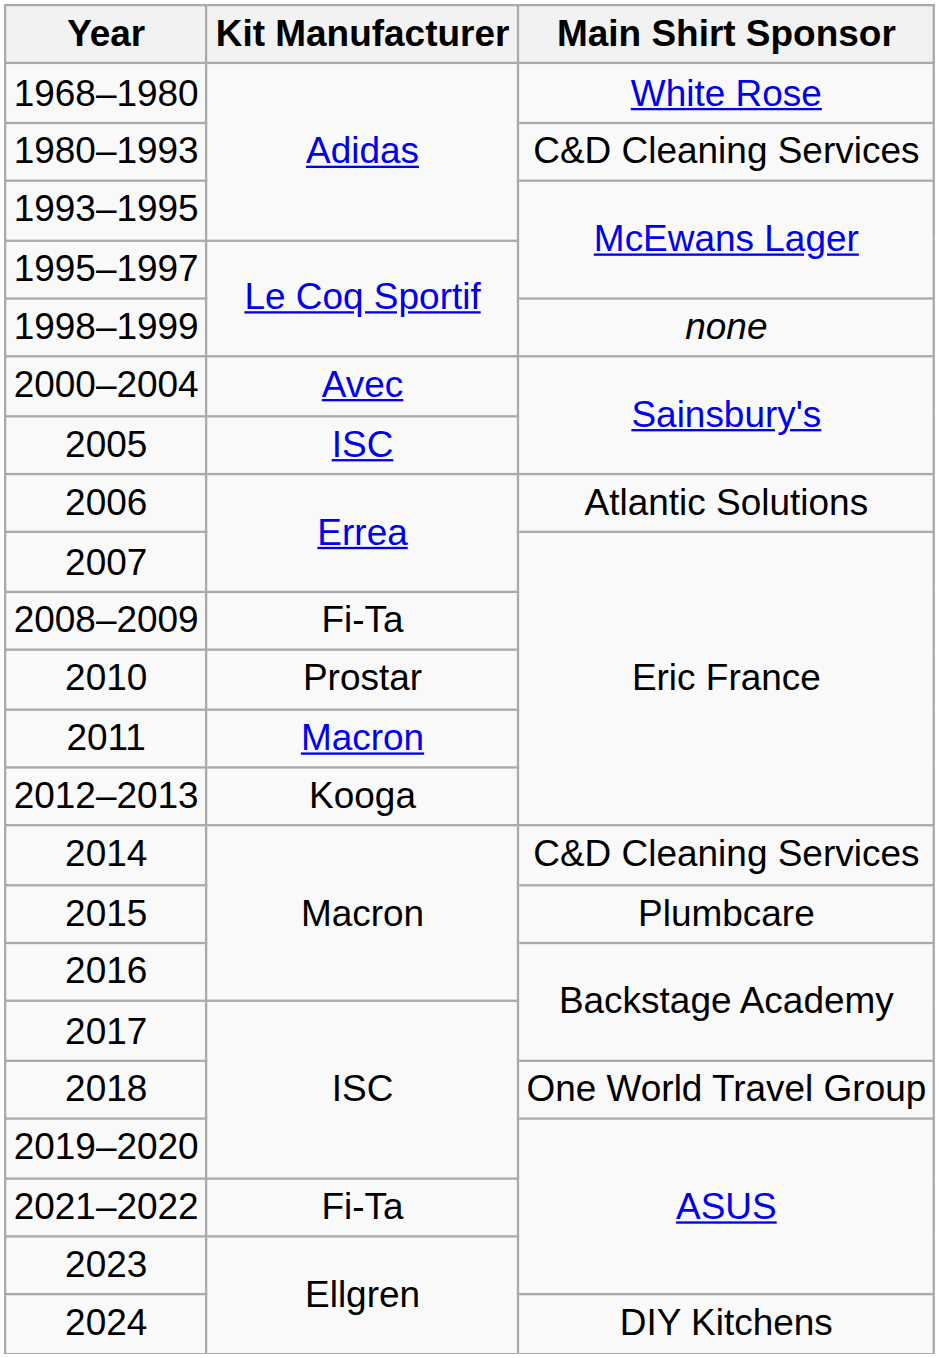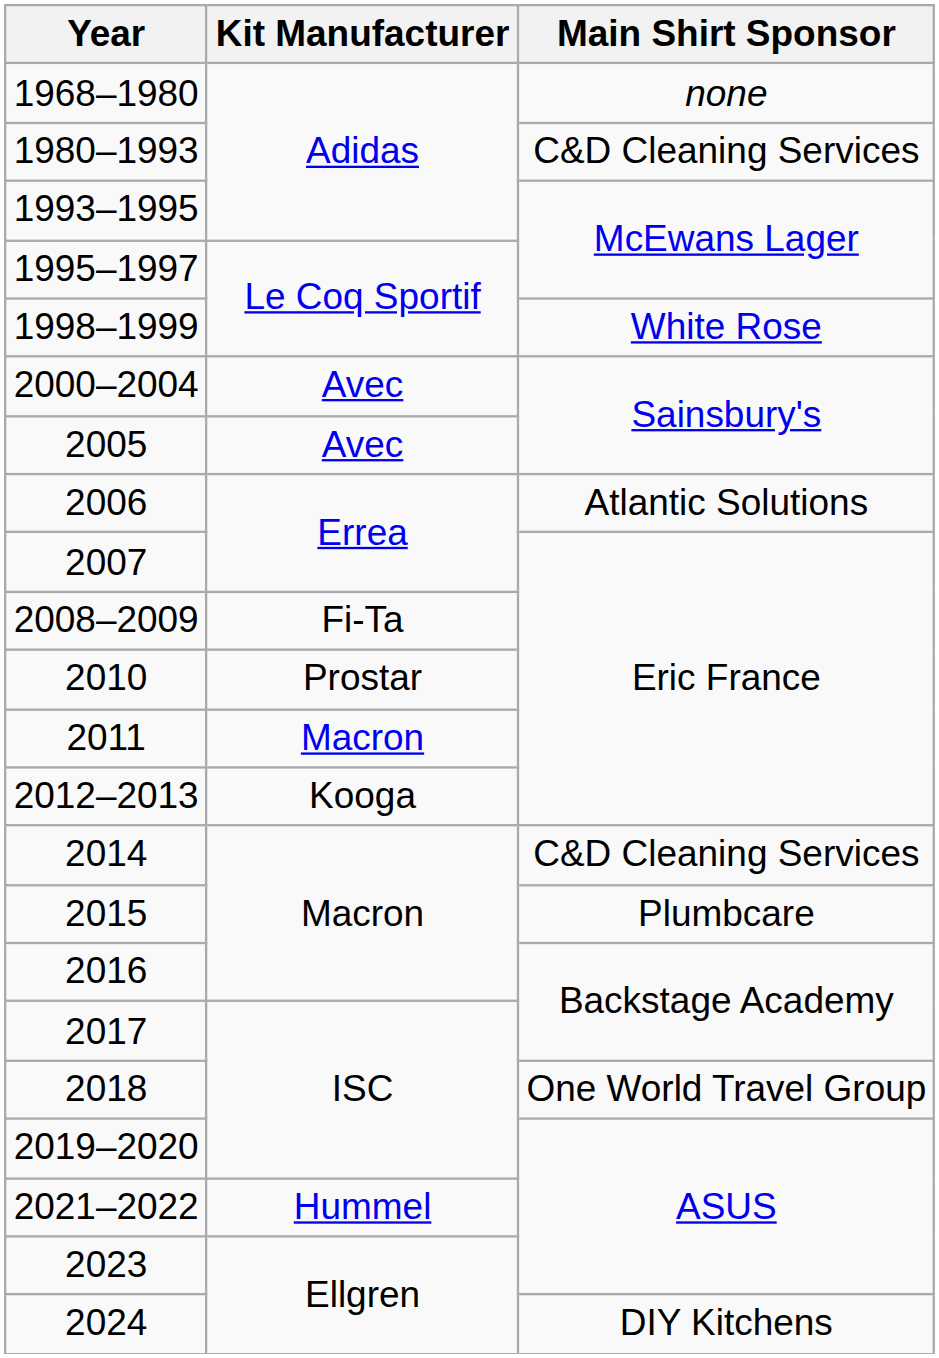(726, 92) White Rose -> (726, 92) none
(726, 326) none -> (726, 326) White Rose
(363, 444) ISC -> (363, 444) Avec
(363, 1206) Fi-Ta -> (363, 1206) Hummel
